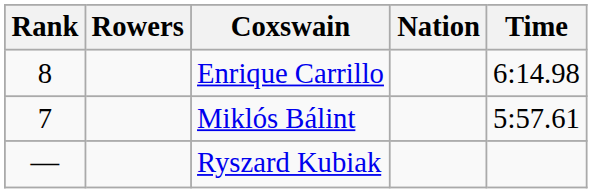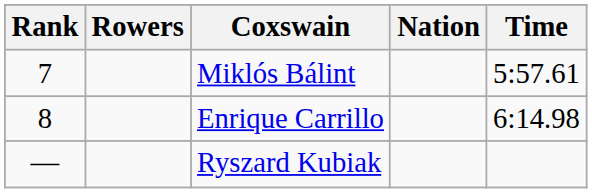rows swapped: (276, 118) <-> (290, 72)
